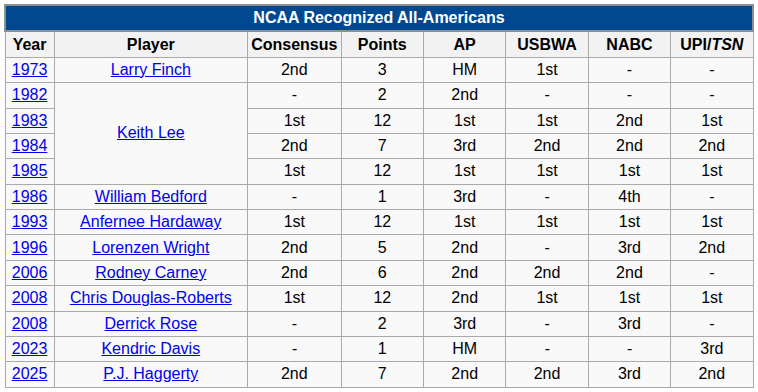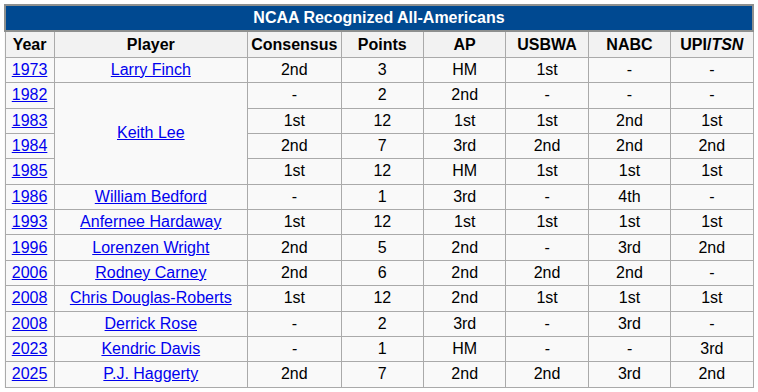(465, 171) 1st -> (465, 171) HM
